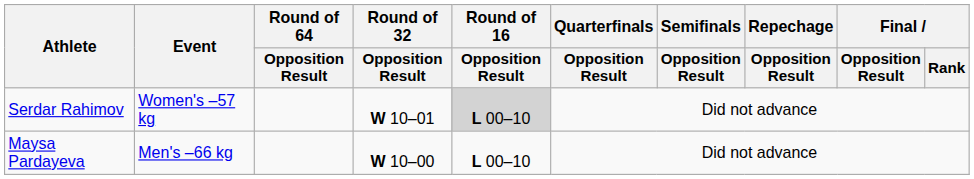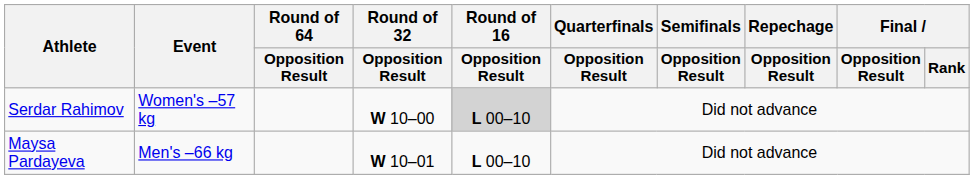(402, 119) W 10–01 -> (402, 119) W 10–00
(402, 162) W 10–00 -> (402, 162) W 10–01
